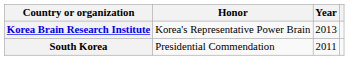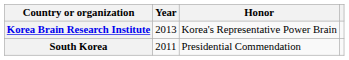columns swapped: (326, 13) <-> (233, 13)
